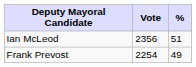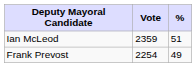(146, 39) 2356 -> (146, 39) 2359
